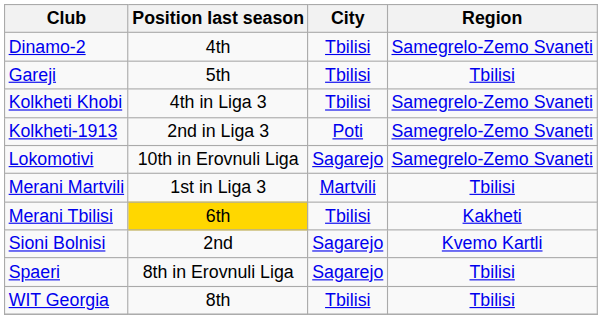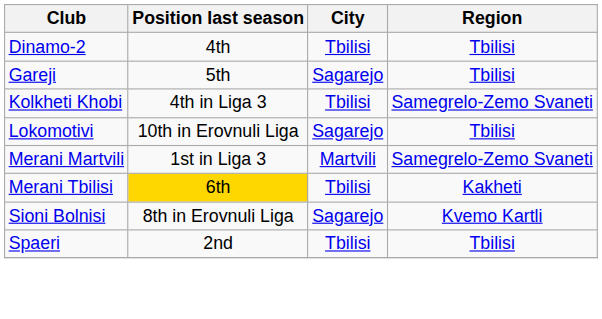(492, 46) Samegrelo-Zemo Svaneti -> (492, 46) Tbilisi
(348, 74) Tbilisi -> (348, 74) Sagarejo
- row: (63, 131)
(492, 159) Samegrelo-Zemo Svaneti -> (492, 131) Tbilisi
(492, 187) Tbilisi -> (492, 159) Samegrelo-Zemo Svaneti
(218, 243) 2nd -> (218, 215) 8th in Erovnuli Liga
(218, 272) 8th in Erovnuli Liga -> (218, 243) 2nd
(348, 272) Sagarejo -> (348, 243) Tbilisi
- row: (59, 300)
